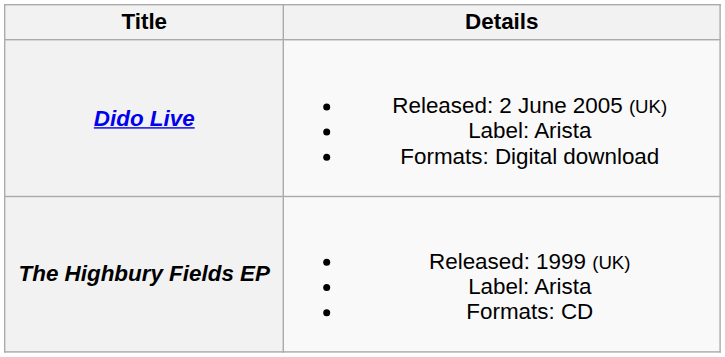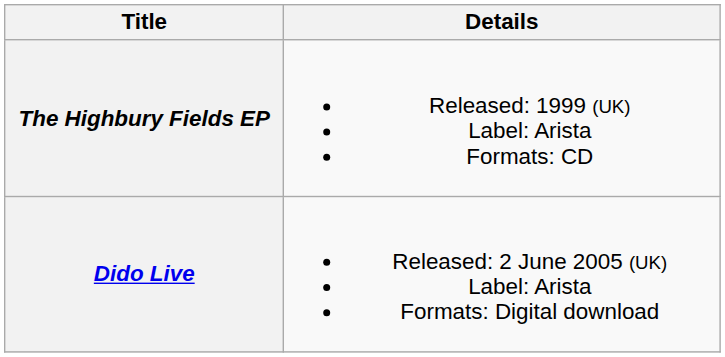rows swapped: (144, 273) <-> (144, 117)
